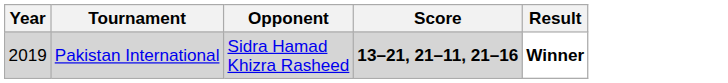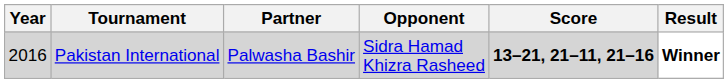+ column: (291, 19)
(28, 55) 2019 -> (28, 55) 2016
